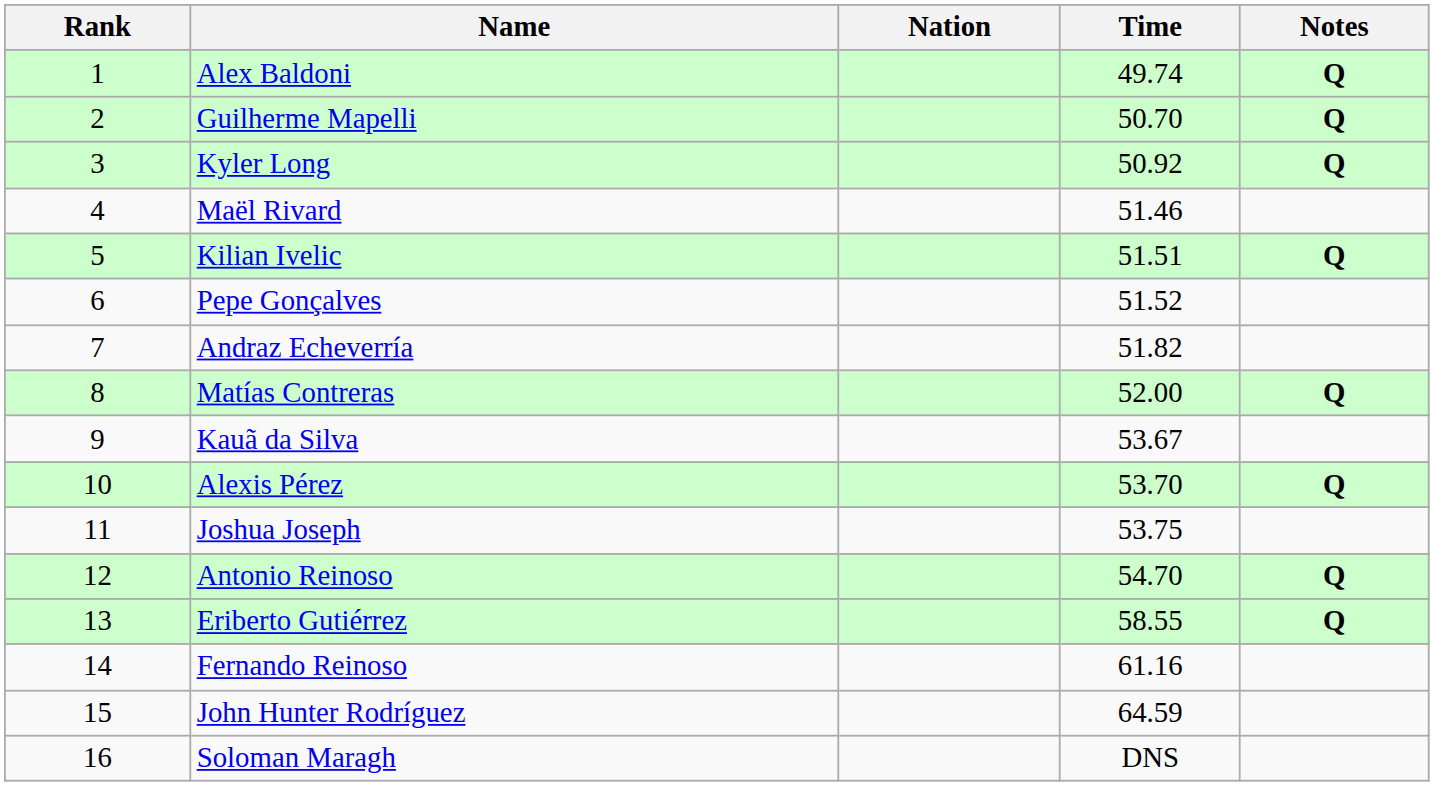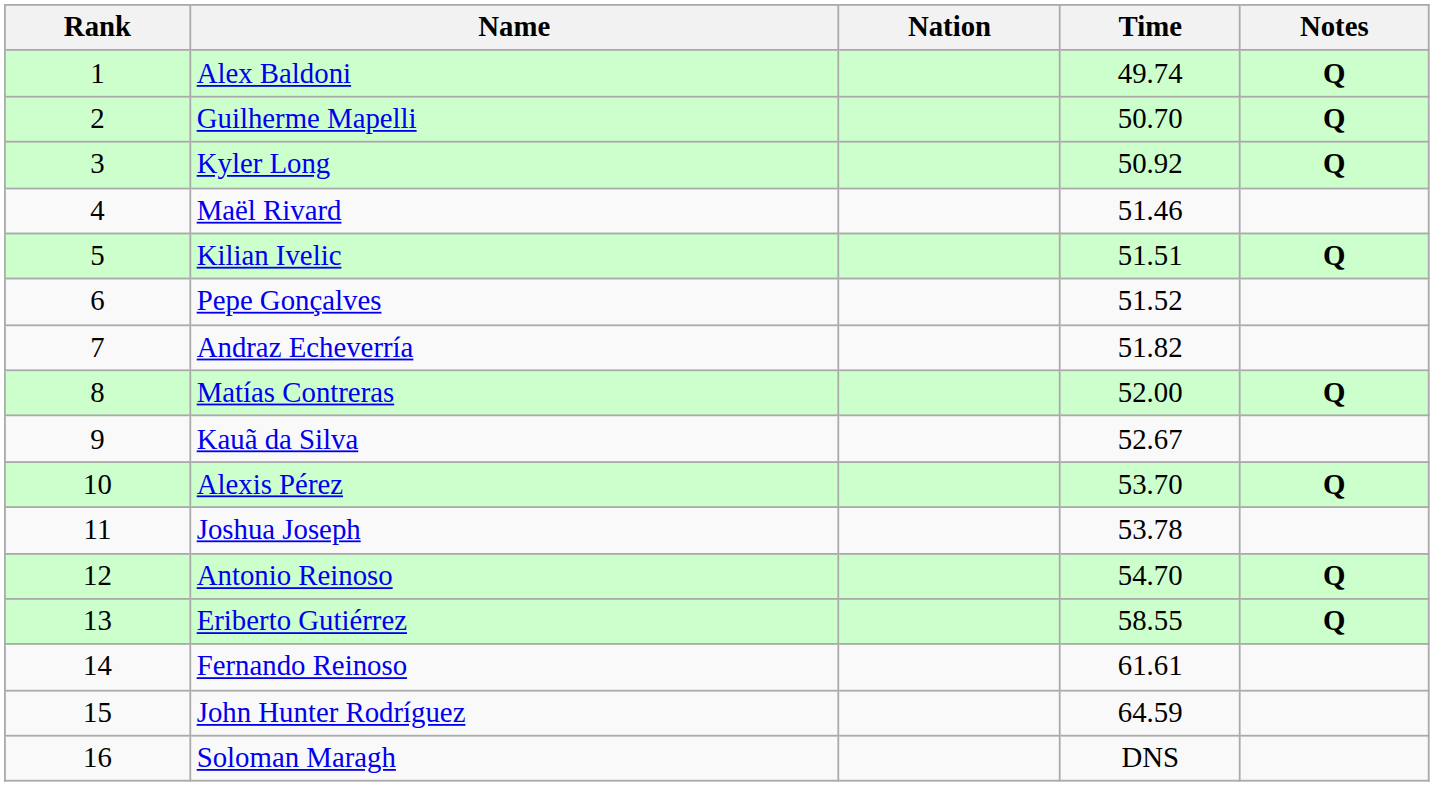(1150, 438) 53.67 -> (1150, 438) 52.67
(1150, 529) 53.75 -> (1150, 529) 53.78
(1150, 666) 61.16 -> (1150, 666) 61.61
